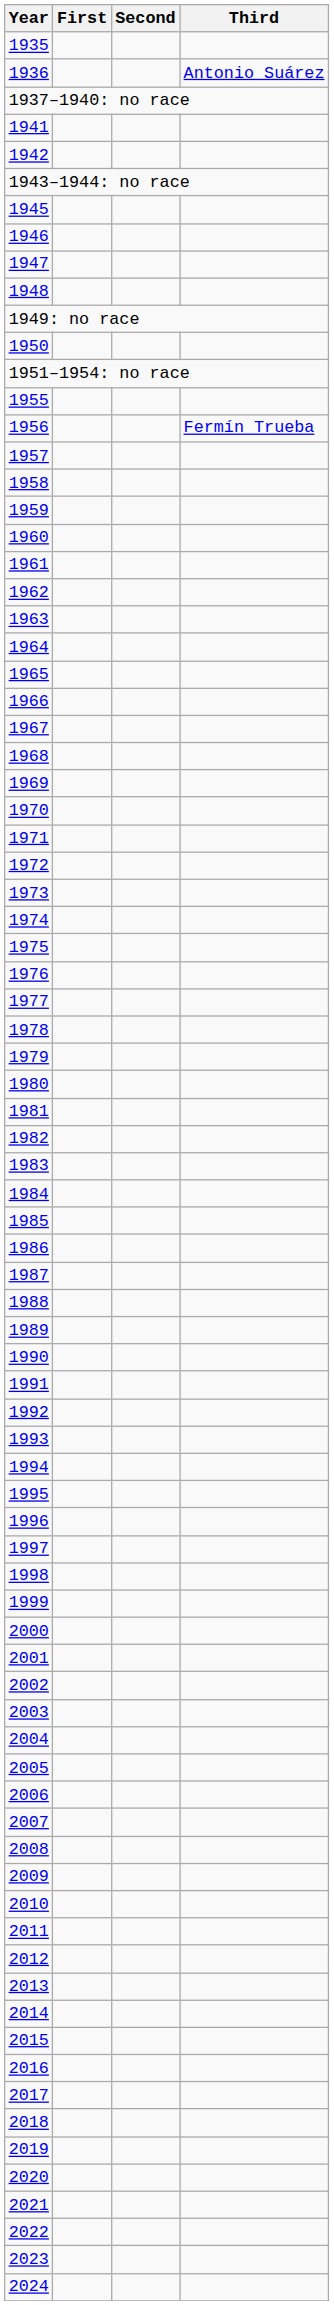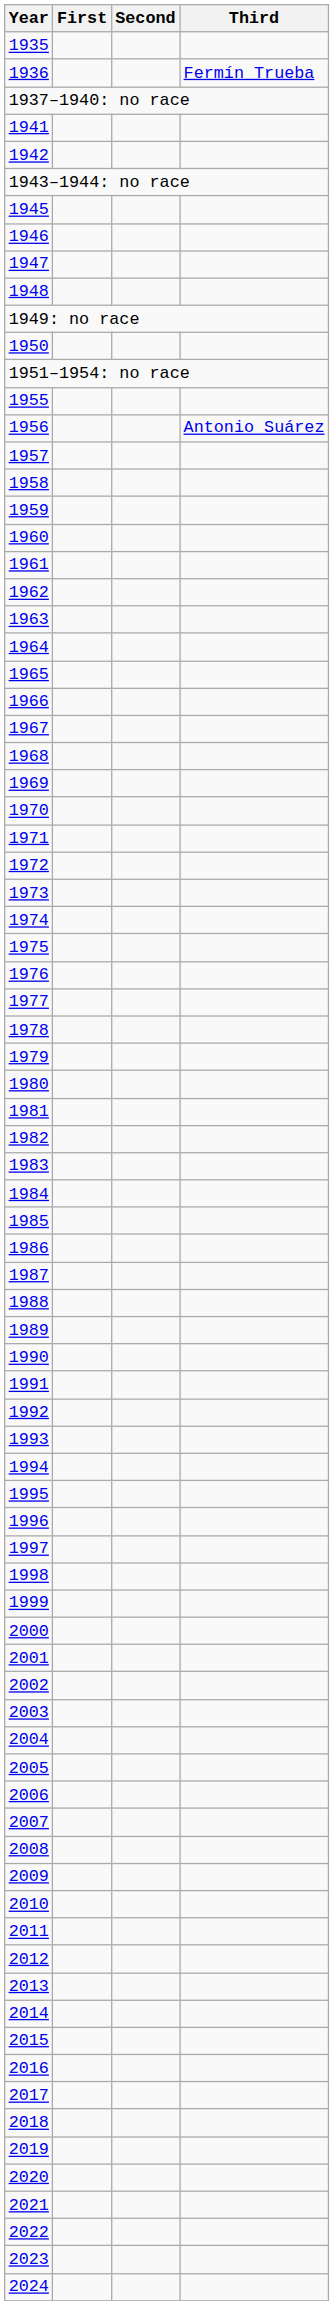(254, 73) Antonio Suárez -> (249, 73) Fermín Trueba
(249, 428) Fermín Trueba -> (254, 428) Antonio Suárez
